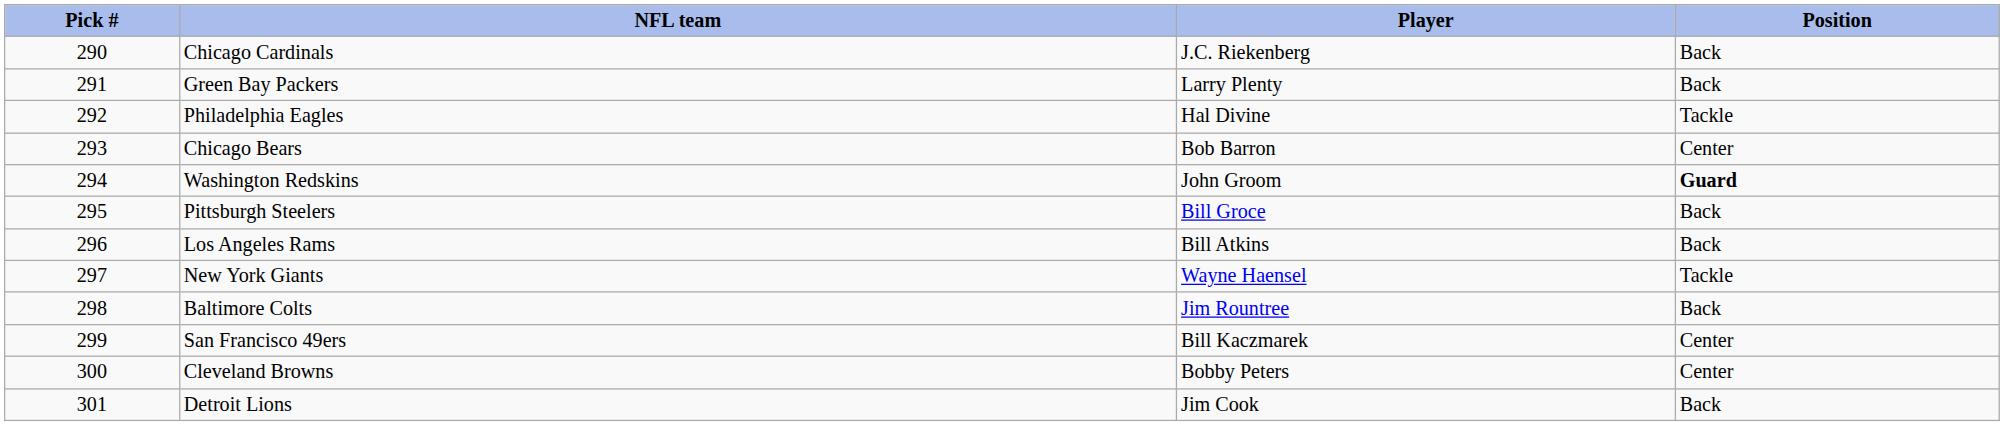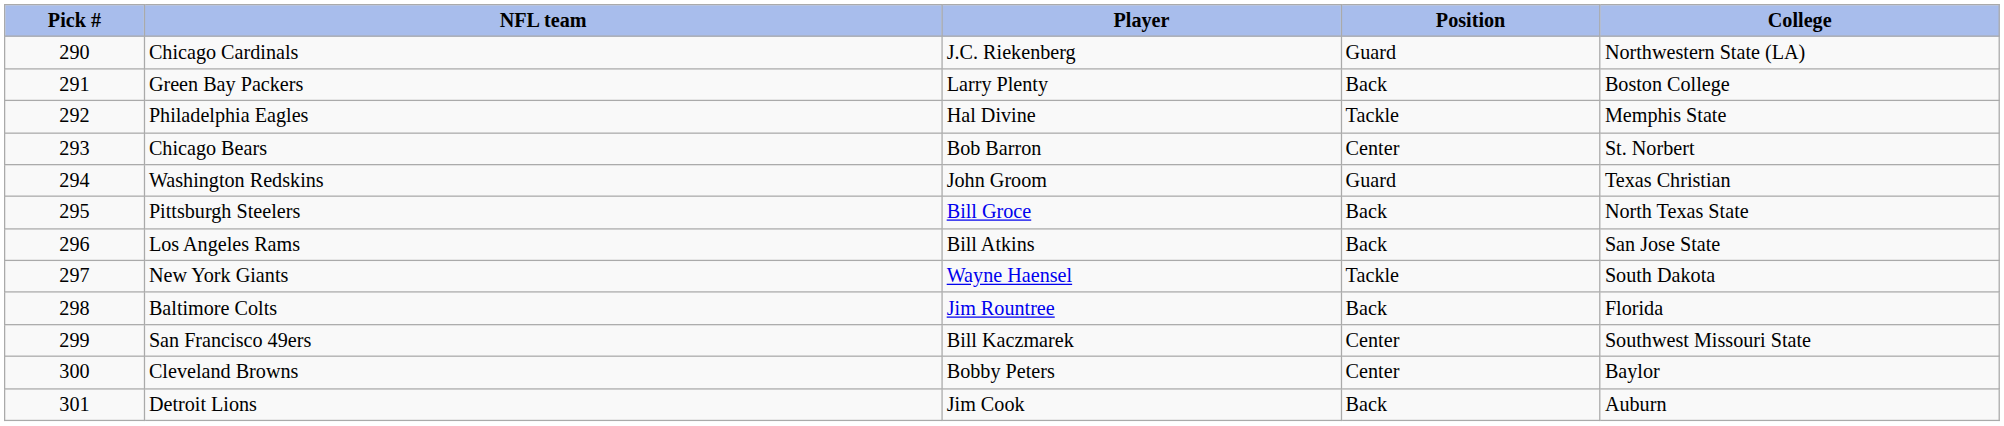+ column: (1800, 20)
(1700, 52) Back -> (1371, 52) Guard
(1708, 180) bold -> (1371, 180) normal
